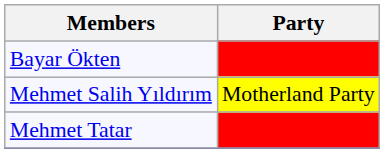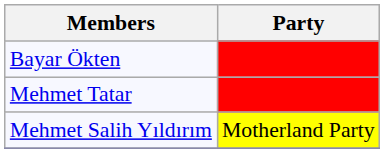rows swapped: (71, 130) <-> (111, 94)
